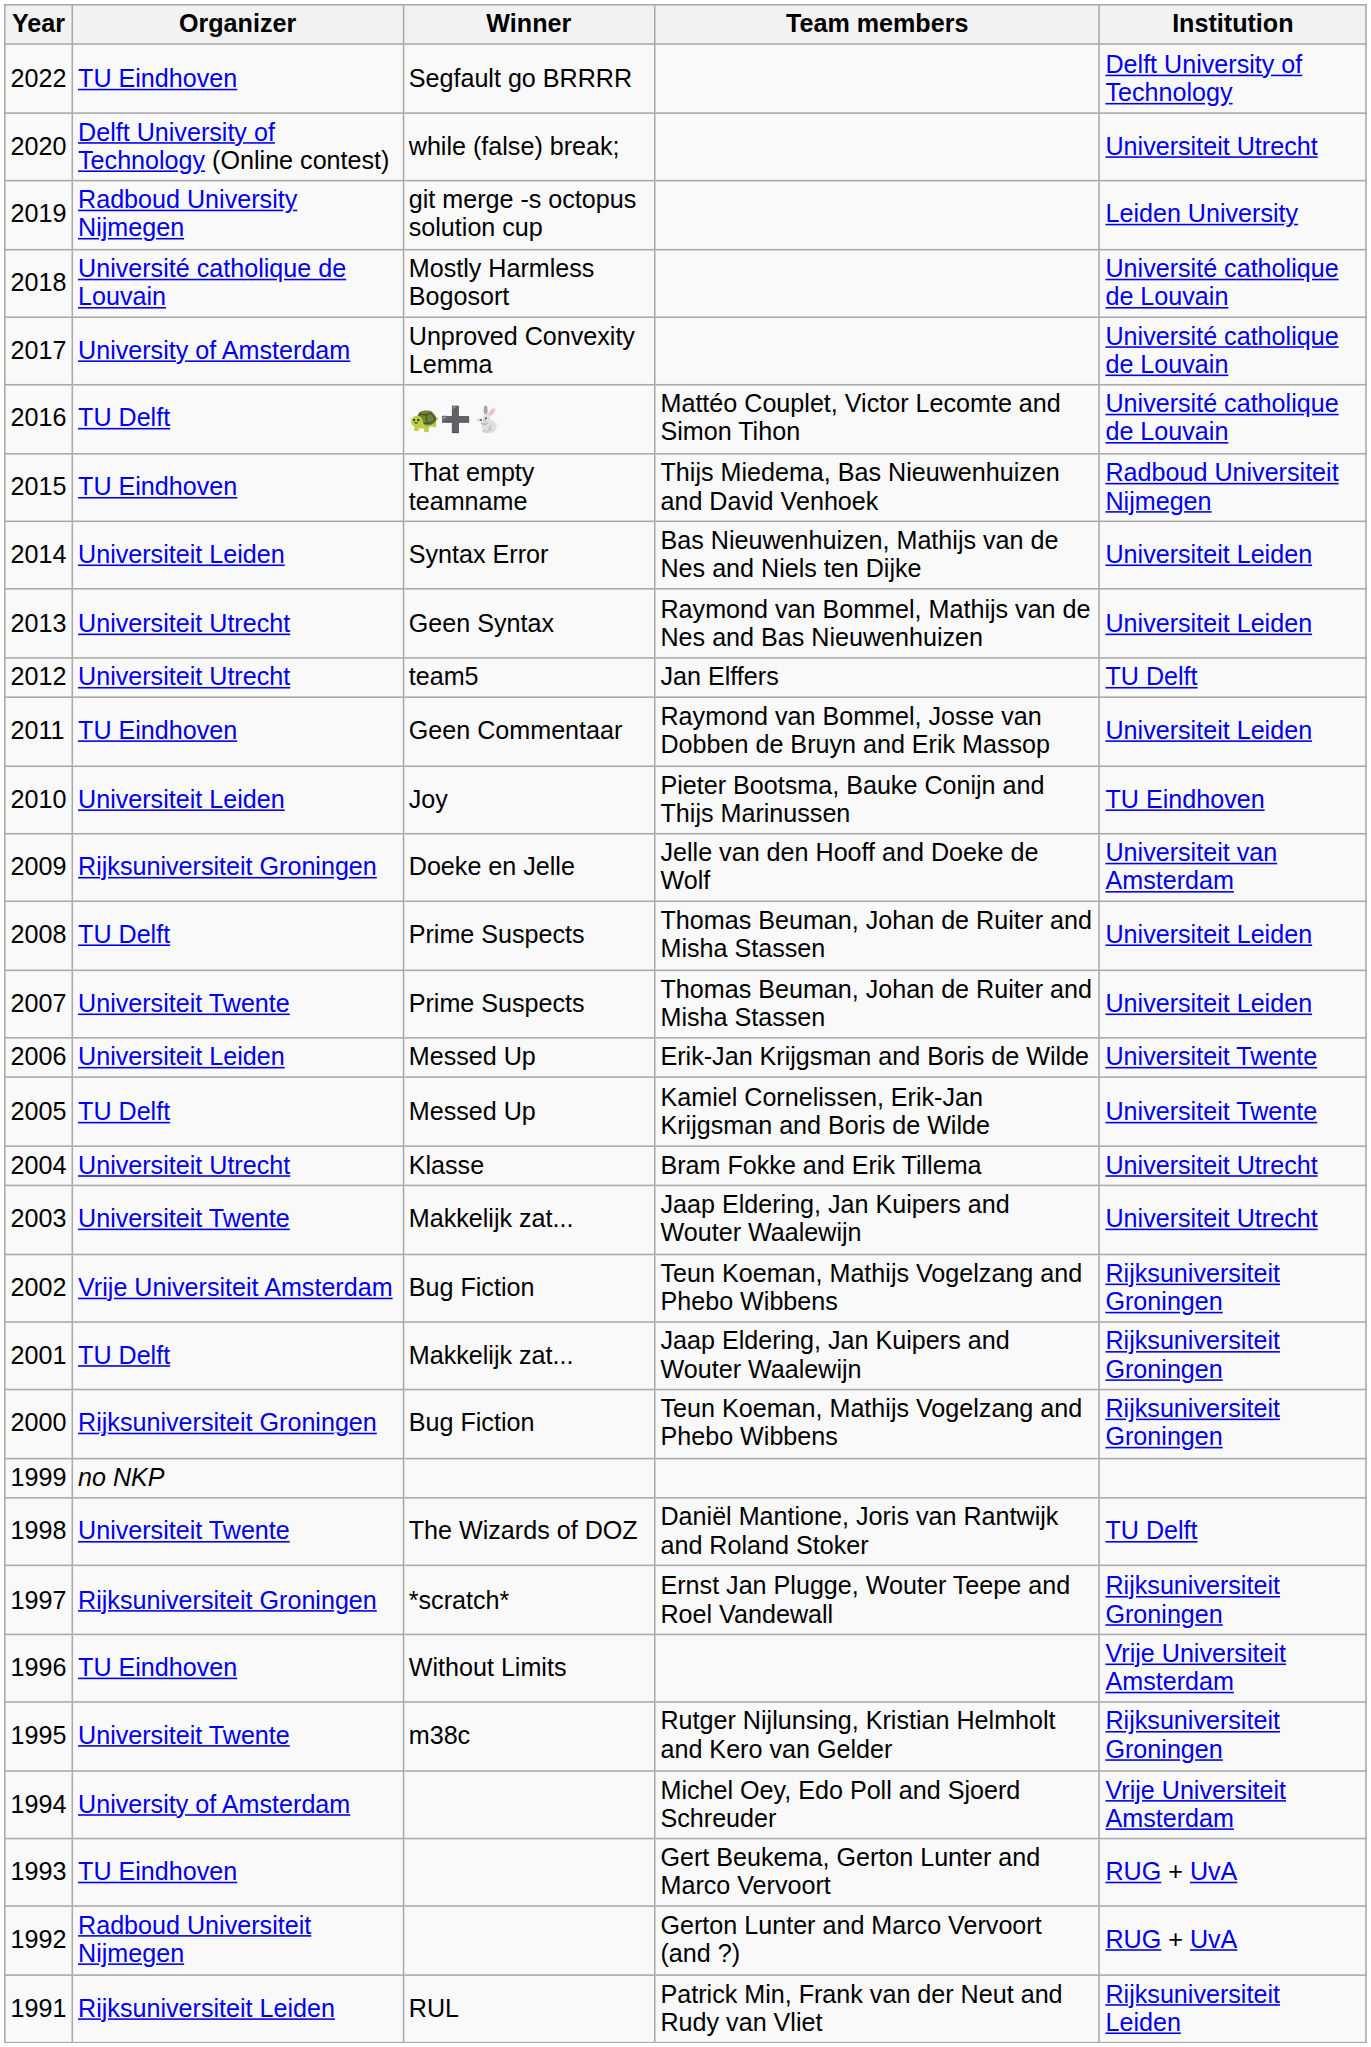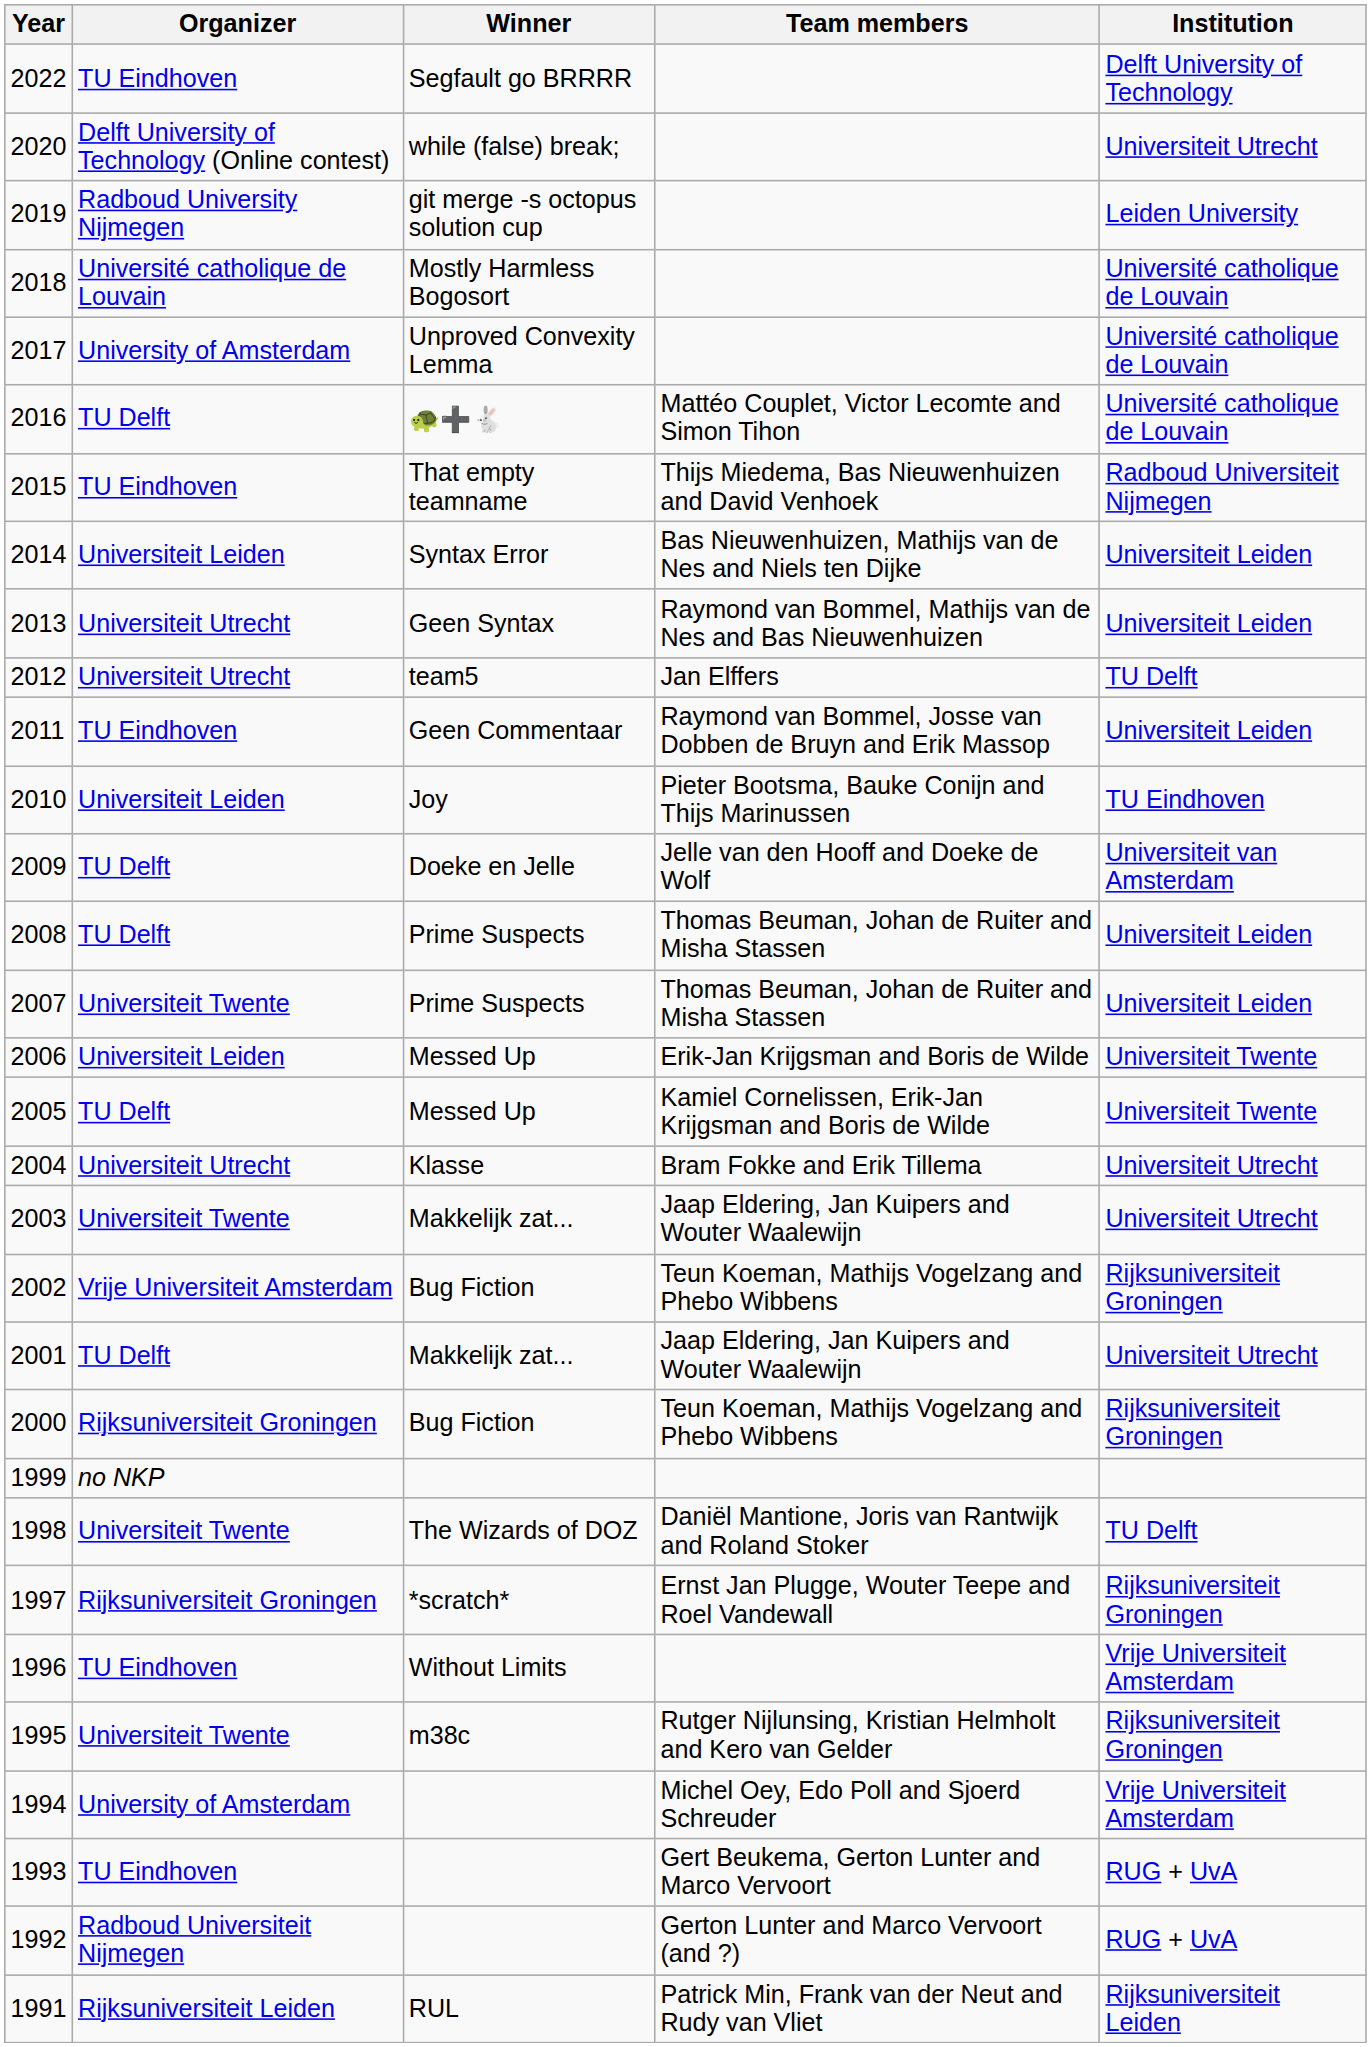(227, 867) Rijksuniversiteit Groningen -> (124, 867) TU Delft
(1193, 1355) Rijksuniversiteit Groningen -> (1212, 1355) Universiteit Utrecht
